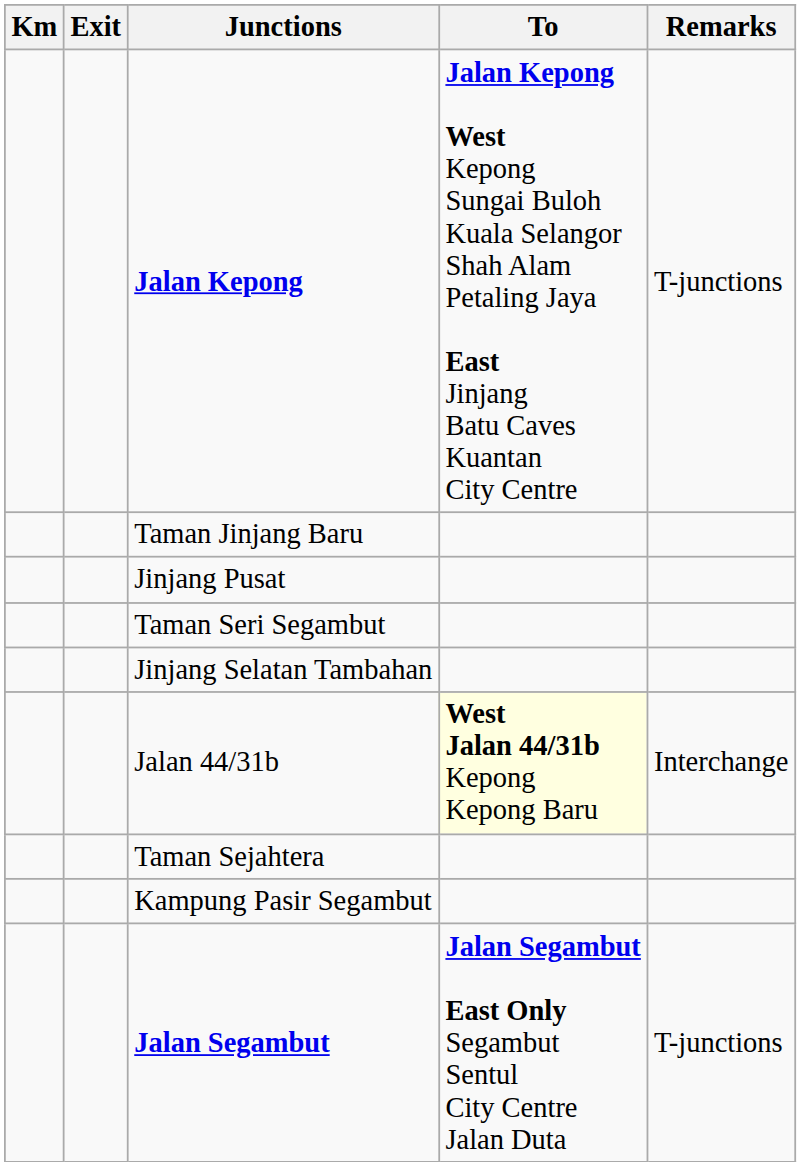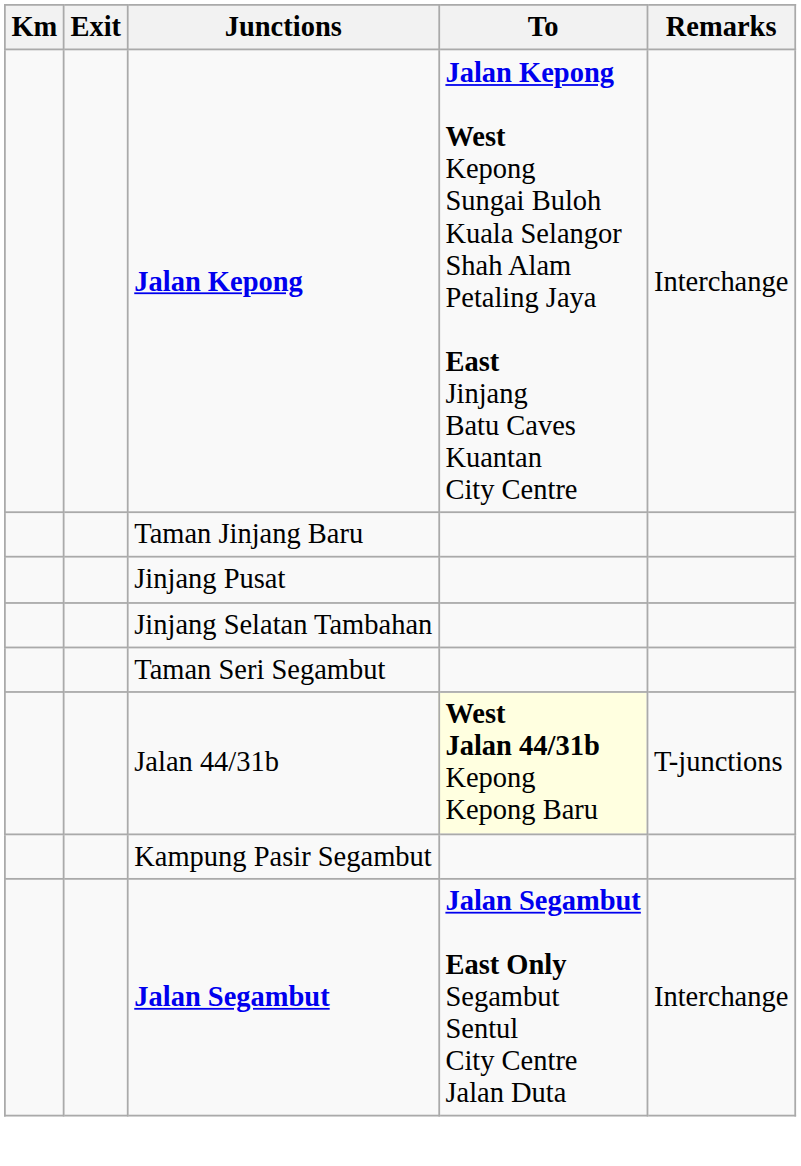(718, 280) T-junctions -> (721, 280) Interchange
rows swapped: (283, 669) <-> (260, 624)
(721, 762) Interchange -> (718, 762) T-junctions
- row: (229, 855)
(718, 1042) T-junctions -> (721, 997) Interchange
